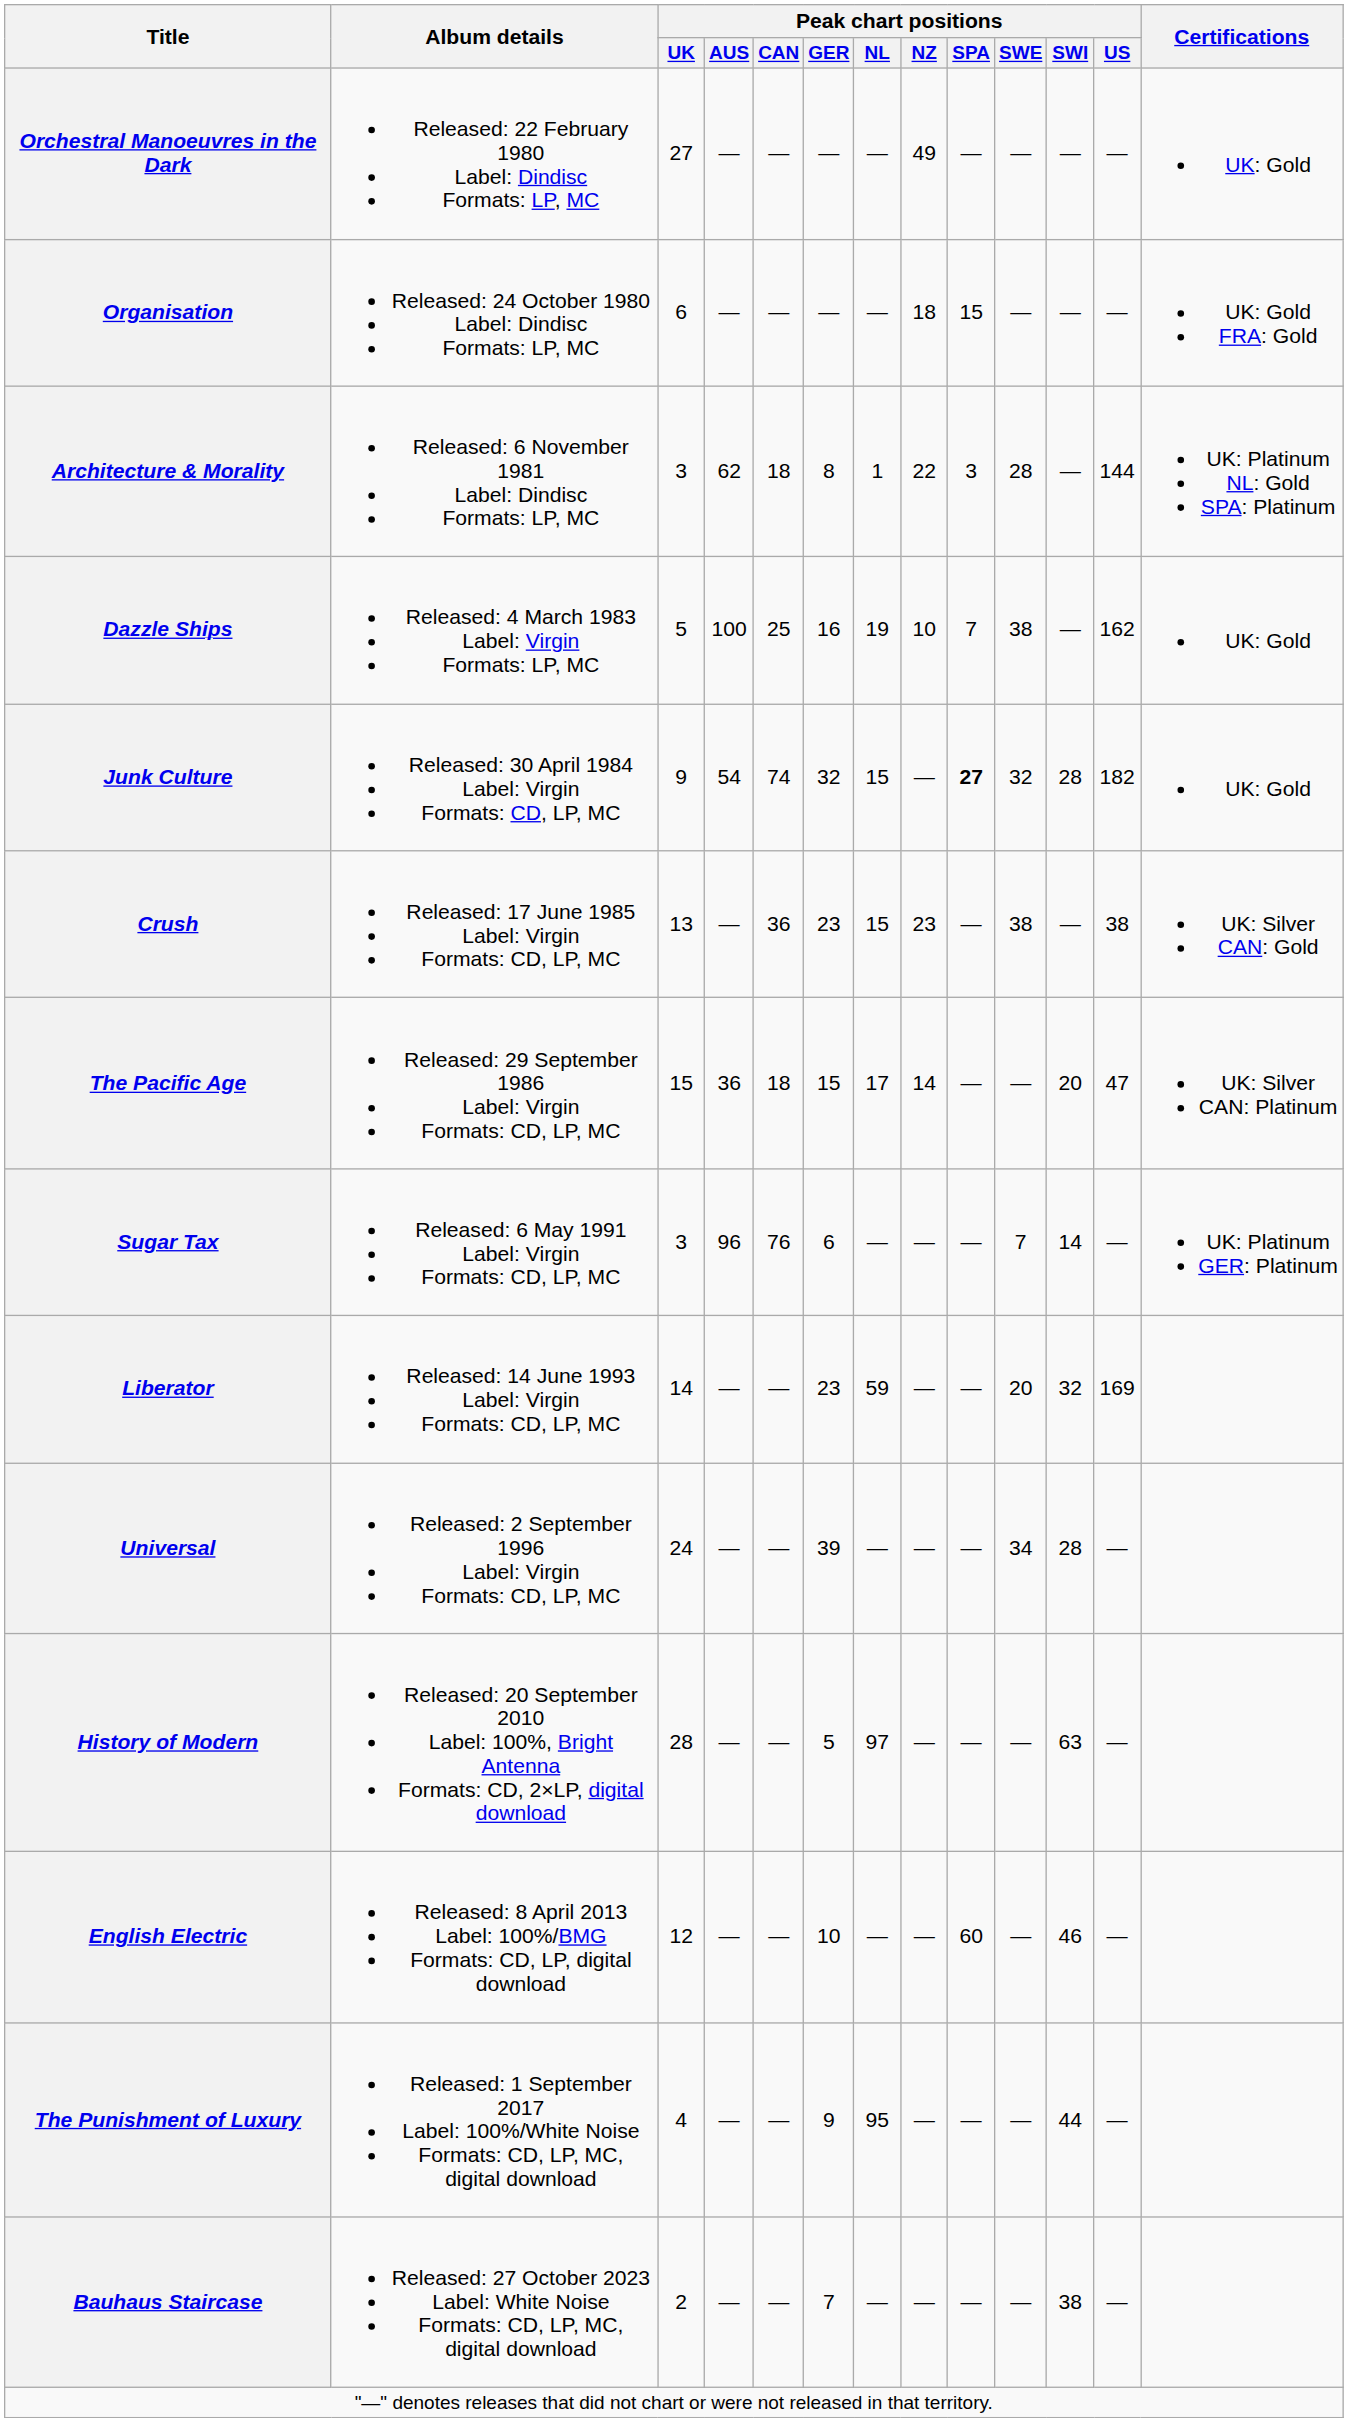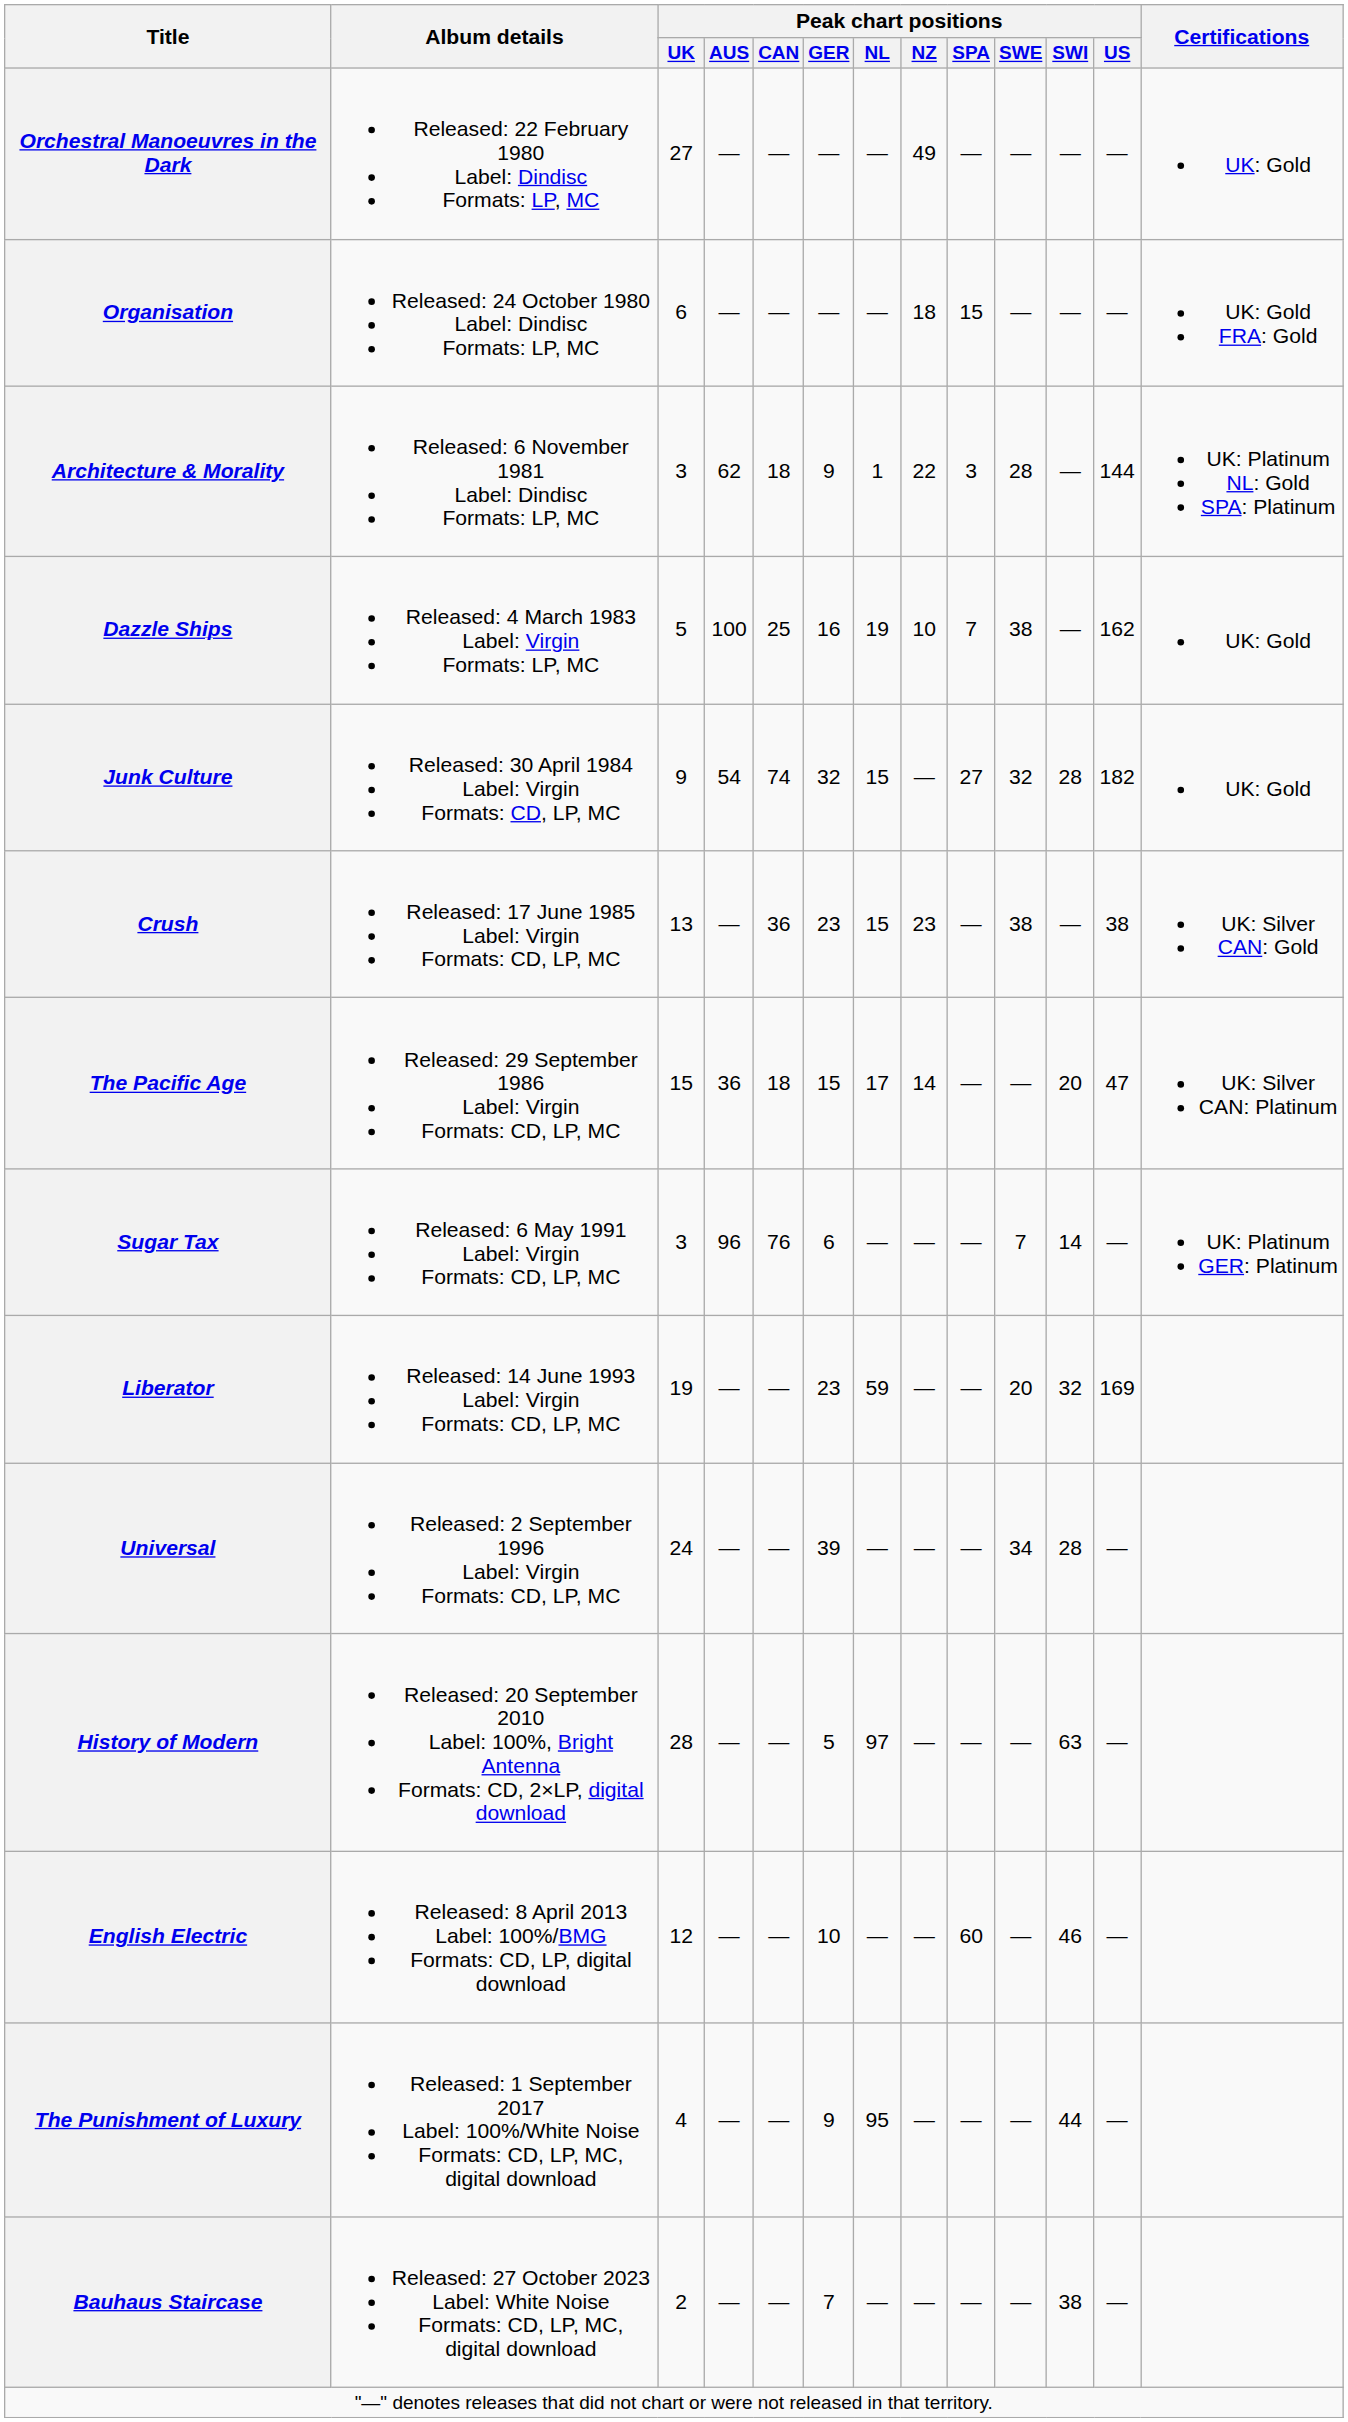(829, 471) 8 -> (829, 471) 9
(971, 777) bold -> (971, 777) normal
(681, 1388) 14 -> (681, 1388) 19
